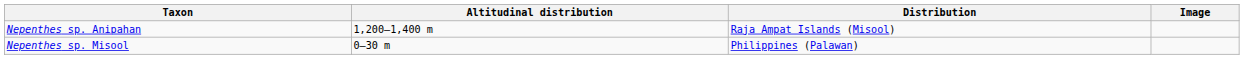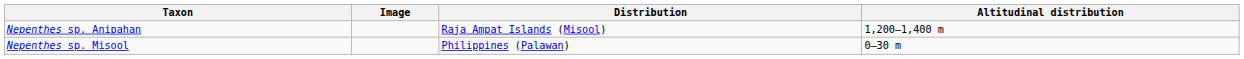columns swapped: (1195, 13) <-> (540, 13)
